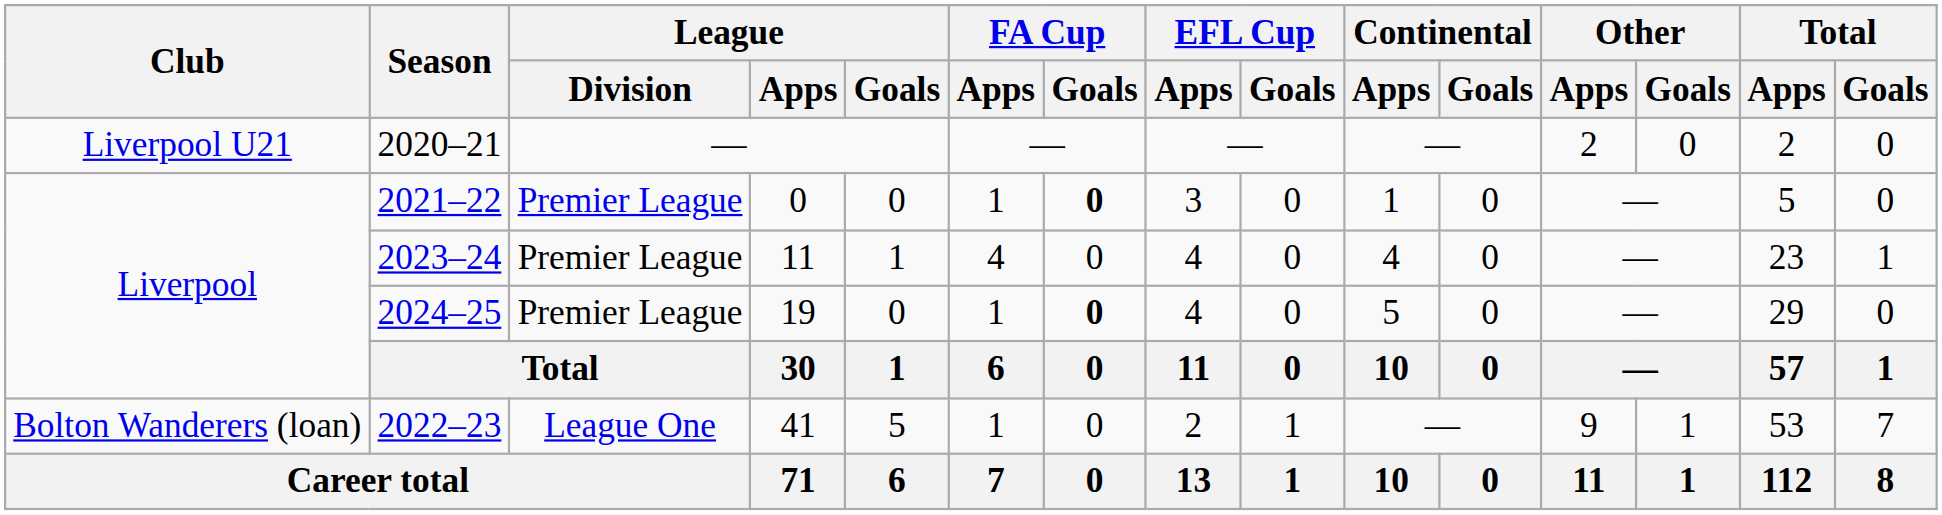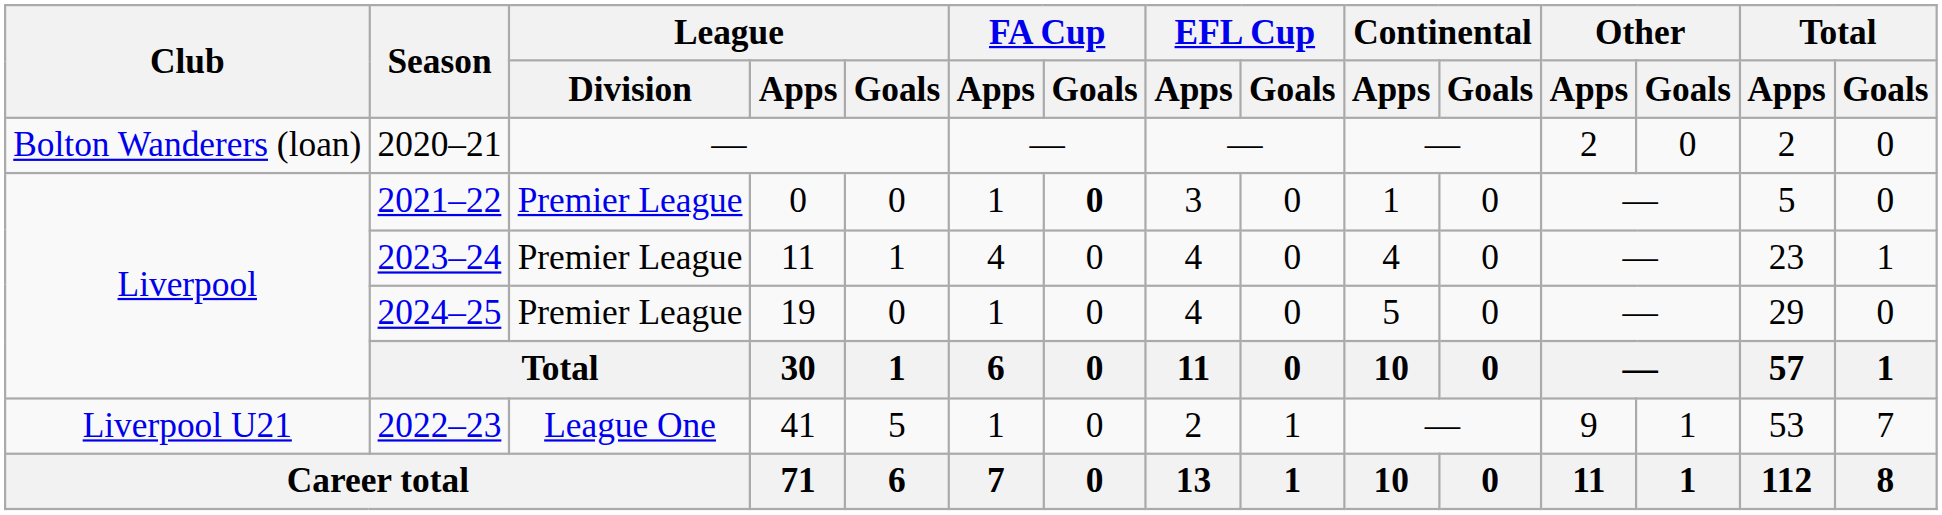(187, 144) Liverpool U21 -> (187, 144) Bolton Wanderers (loan)
(1095, 312) bold -> (1095, 312) normal
(187, 425) Bolton Wanderers (loan) -> (187, 425) Liverpool U21
